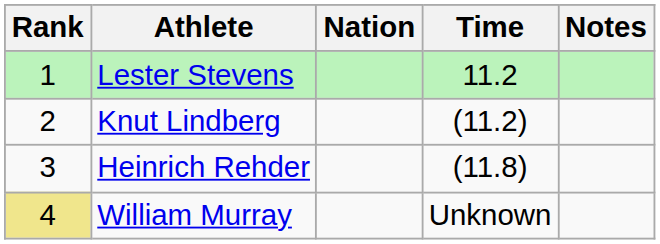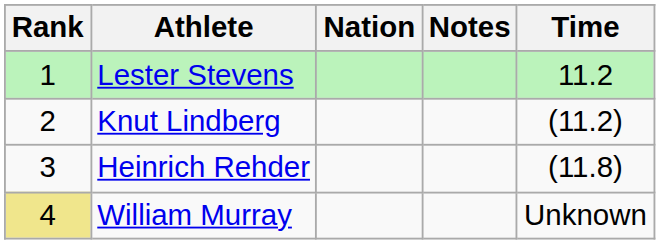columns swapped: (490, 27) <-> (606, 27)
